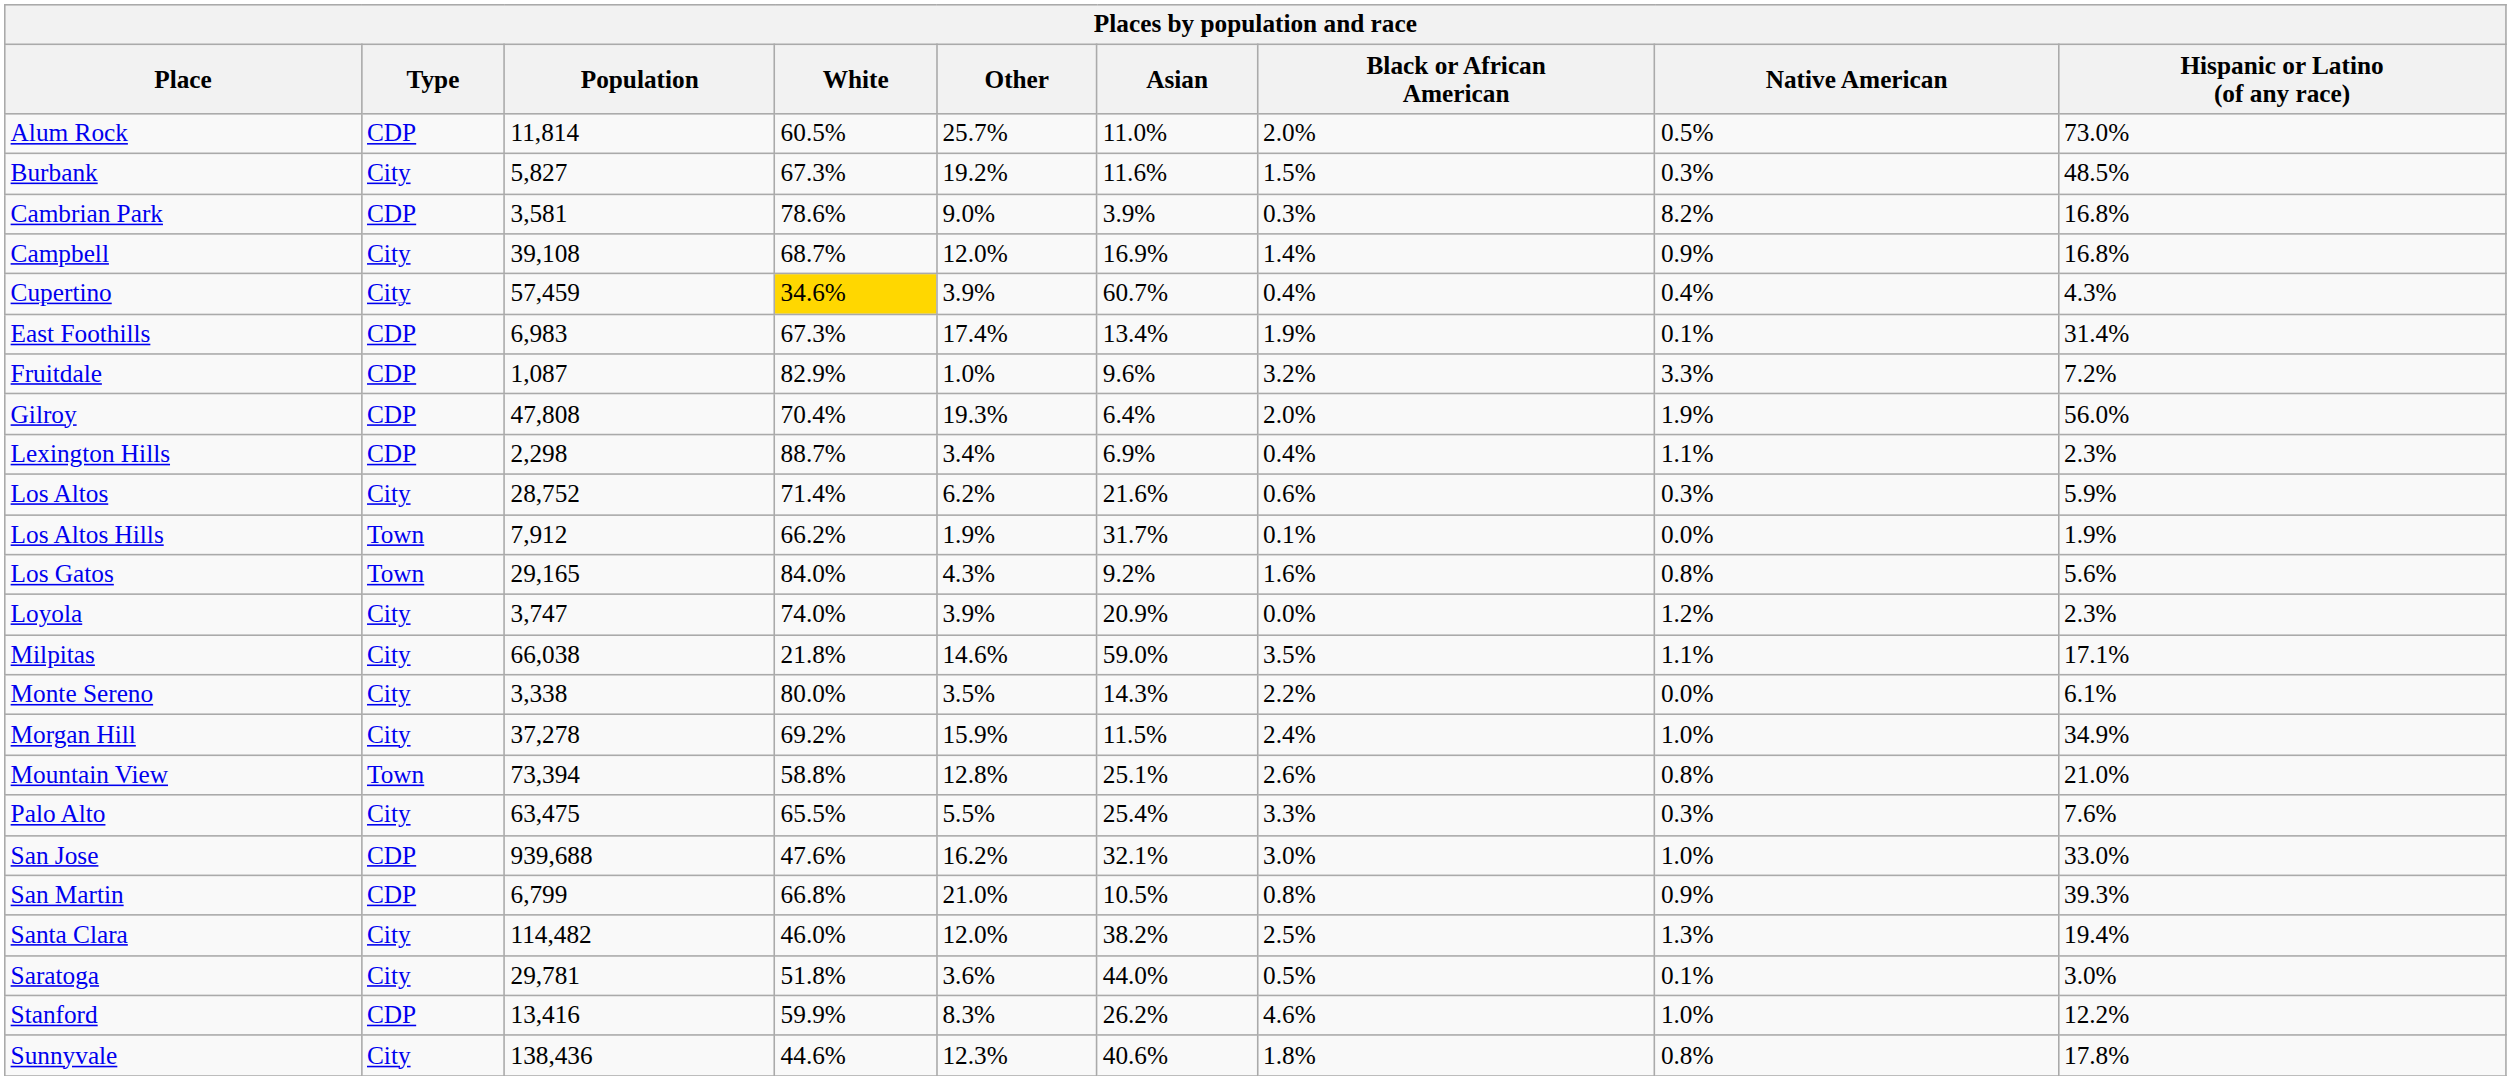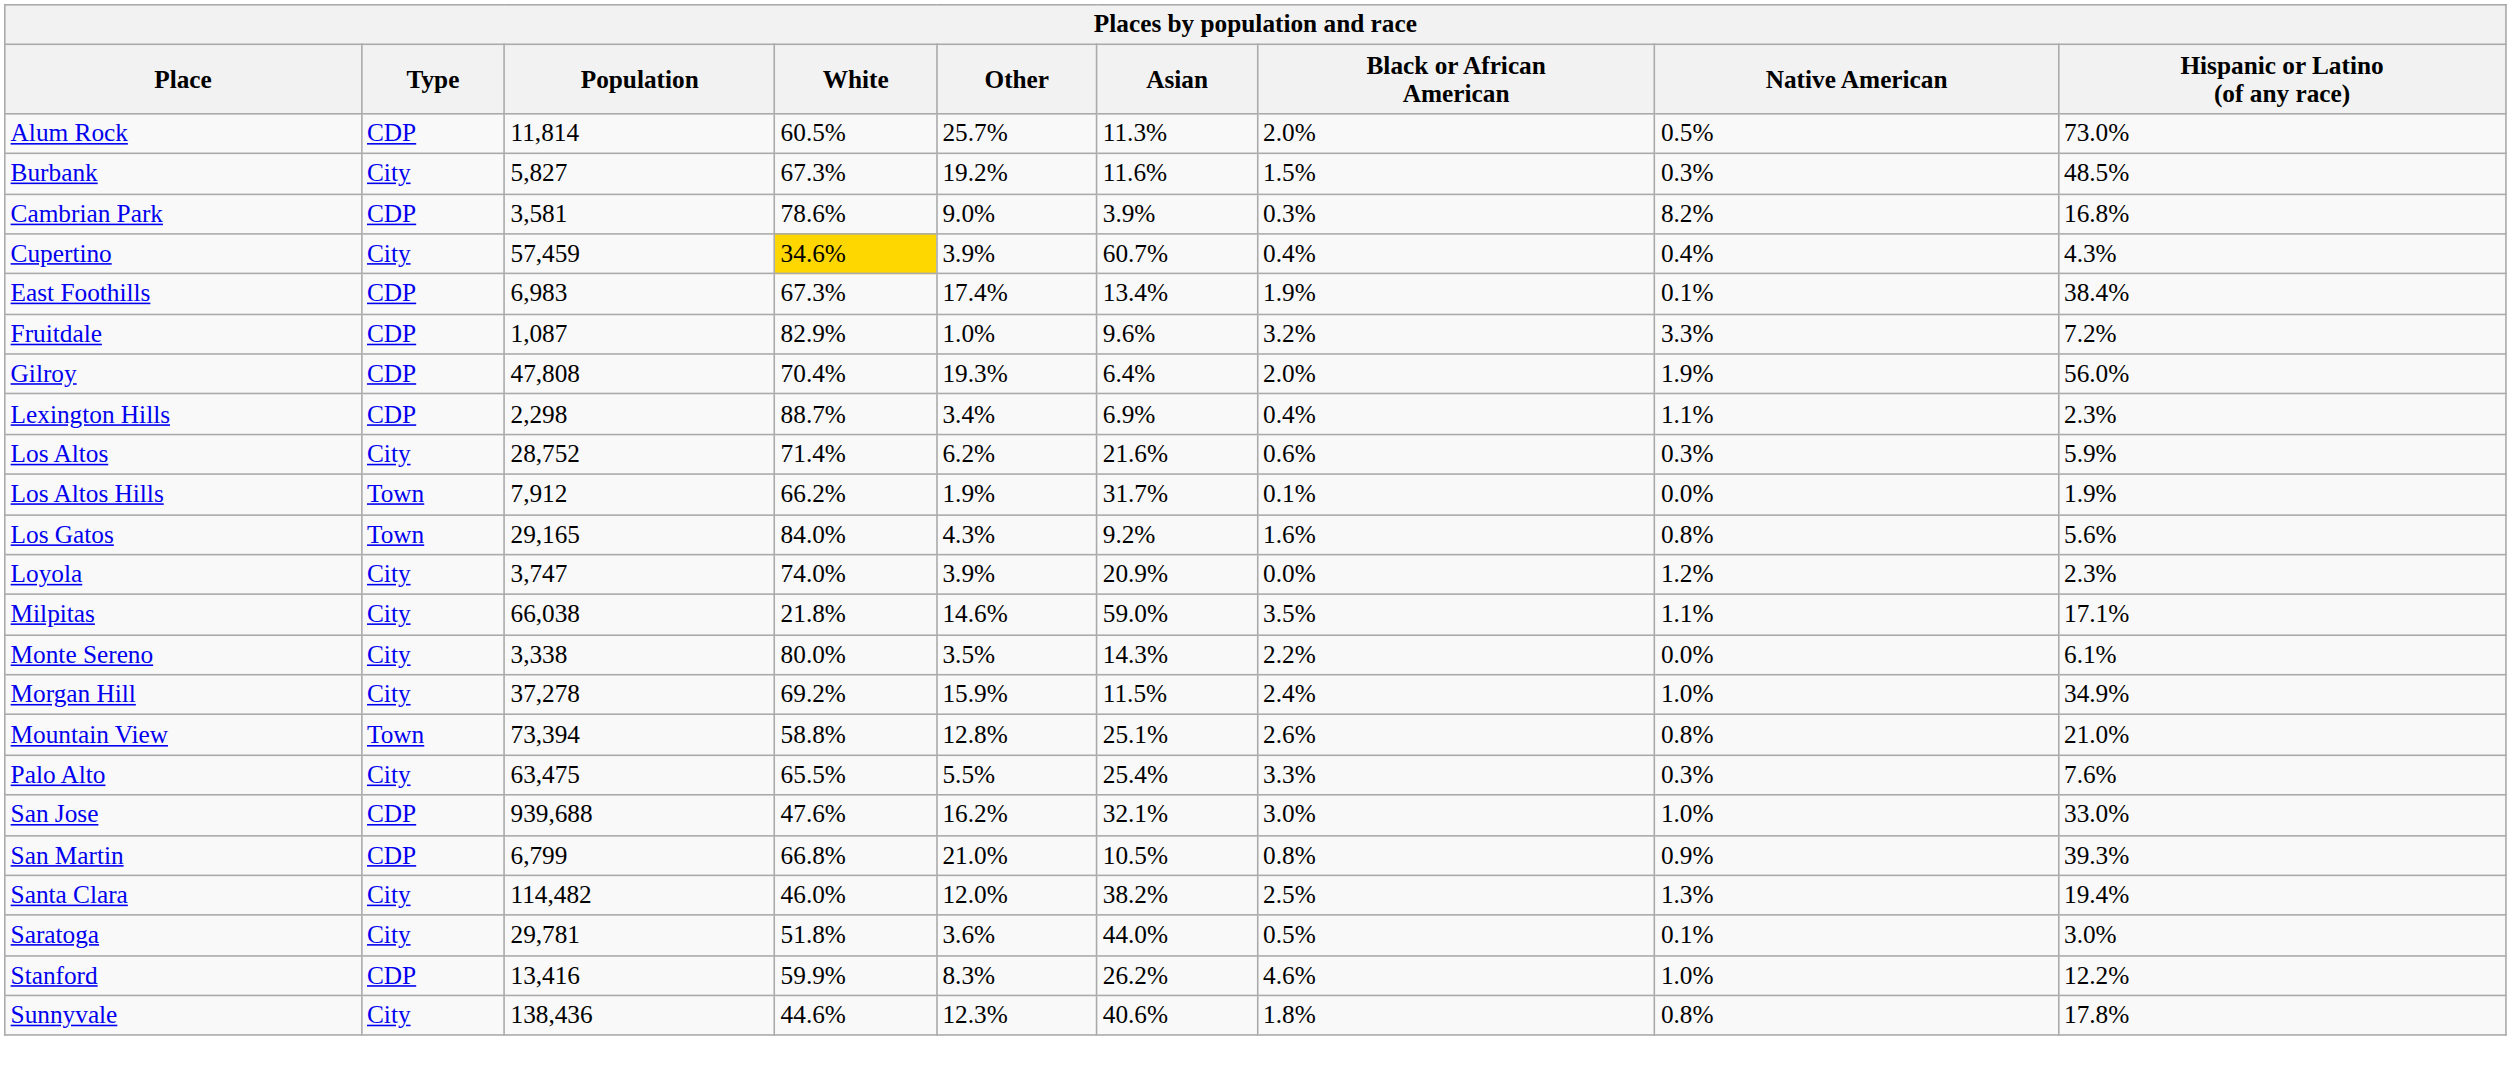(1135, 133) 11.0% -> (1135, 133) 11.3%
- row: (60, 253)
(2097, 333) 31.4% -> (2097, 293) 38.4%
